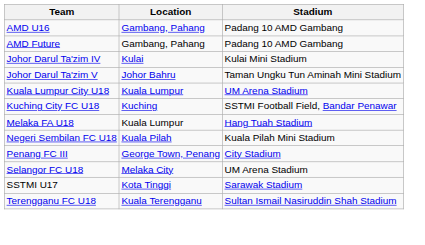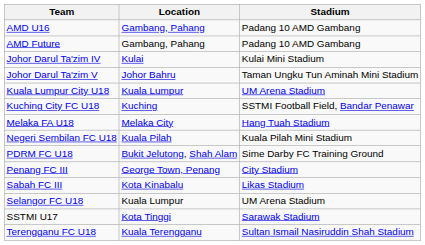(152, 122) Kuala Lumpur -> (147, 122) Melaka City
+ row: (40, 153)
+ row: (34, 185)
(147, 169) Melaka City -> (152, 201) Kuala Lumpur
